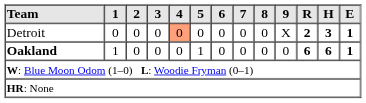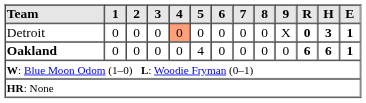(307, 32) 2 -> (307, 32) 0
(115, 51) 1 -> (115, 51) 0
(201, 51) 1 -> (201, 51) 4
